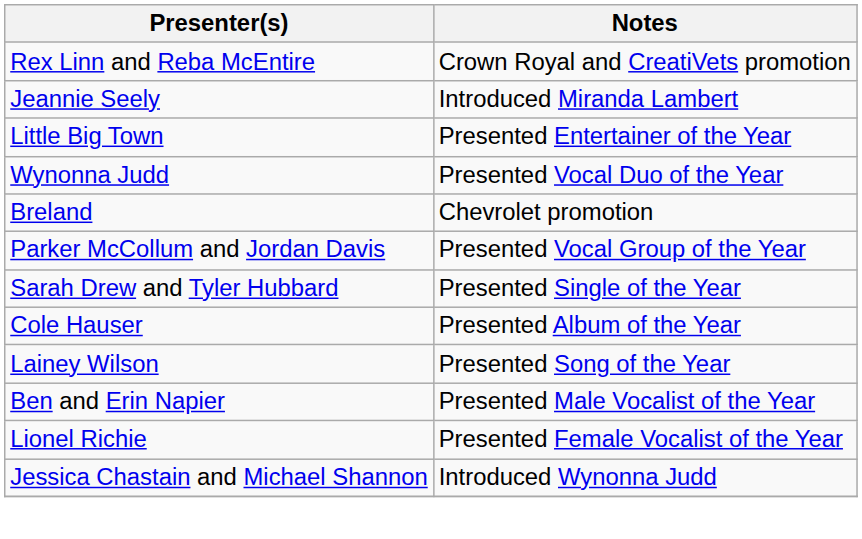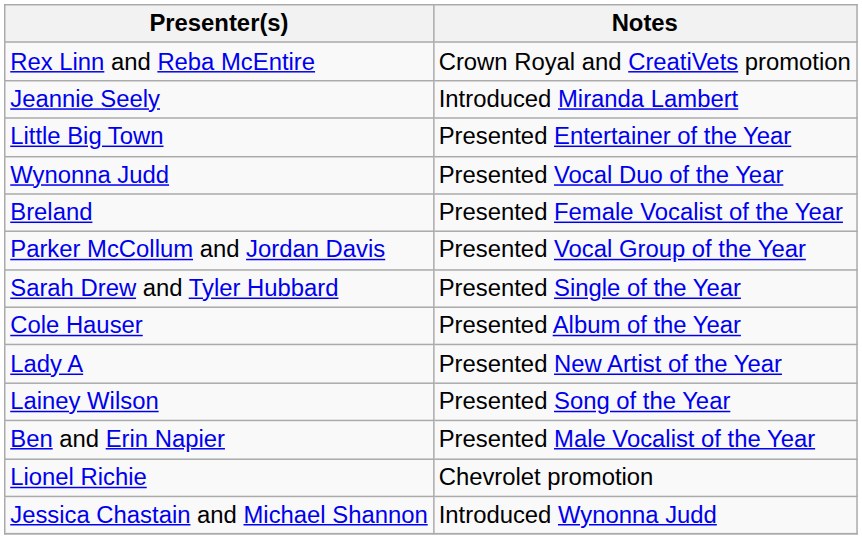(546, 212) Chevrolet promotion -> (641, 212) Presented Female Vocalist of the Year
+ row: (47, 363)
(641, 439) Presented Female Vocalist of the Year -> (546, 477) Chevrolet promotion
